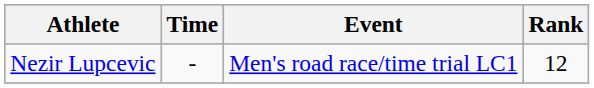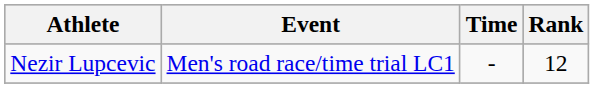columns swapped: (373, 24) <-> (192, 24)
